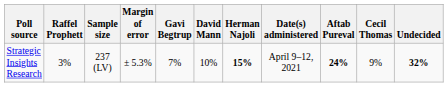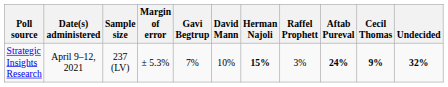columns swapped: (291, 29) <-> (65, 29)
(376, 62) normal -> (376, 62) bold
